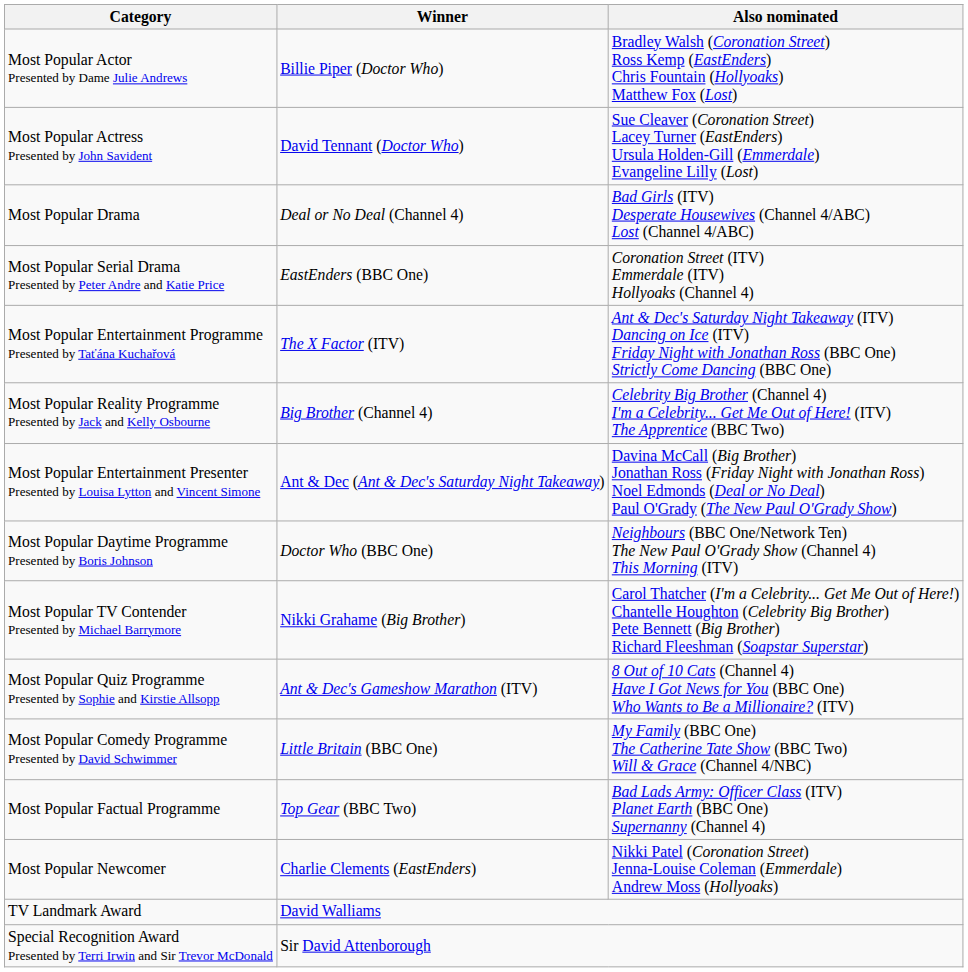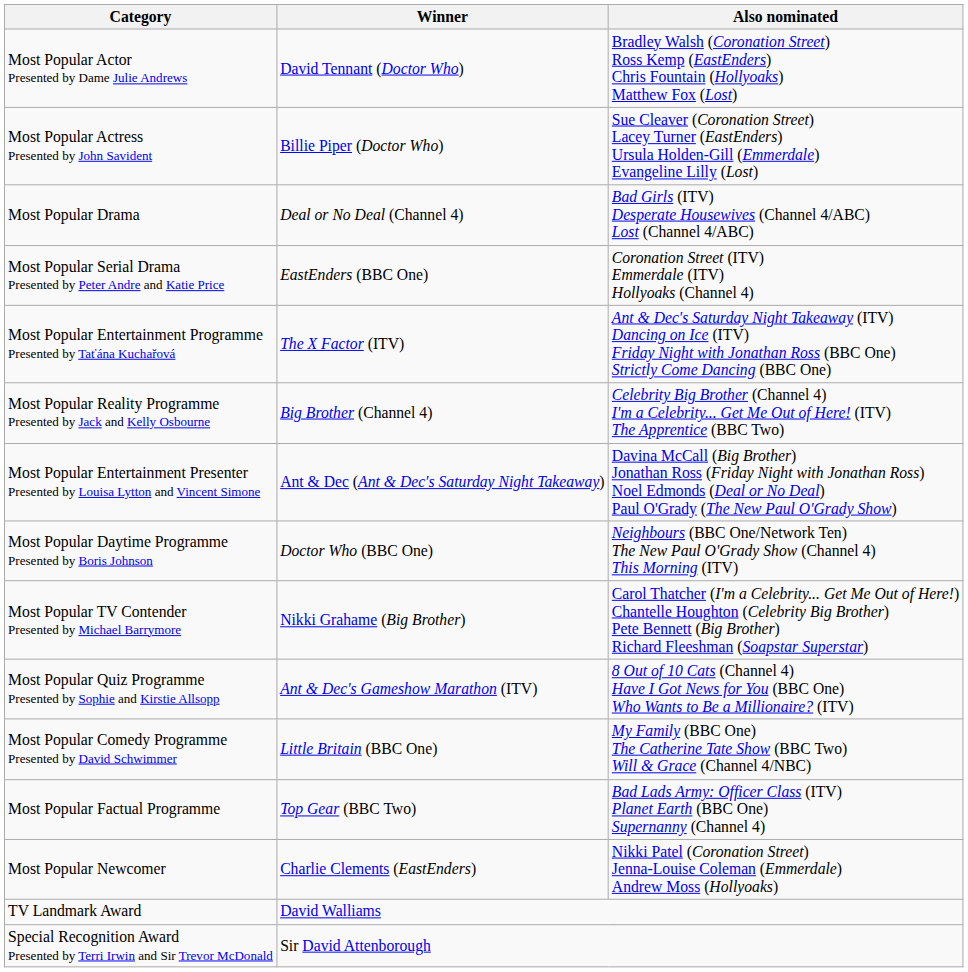(362, 68) Billie Piper (Doctor Who) -> (372, 68) David Tennant (Doctor Who)
(372, 146) David Tennant (Doctor Who) -> (362, 146) Billie Piper (Doctor Who)
